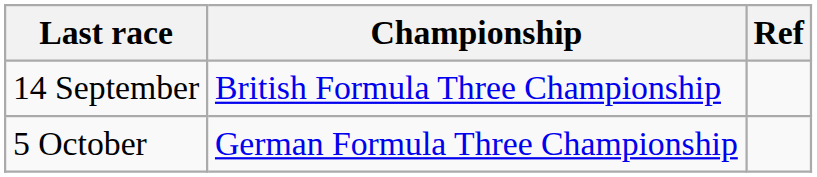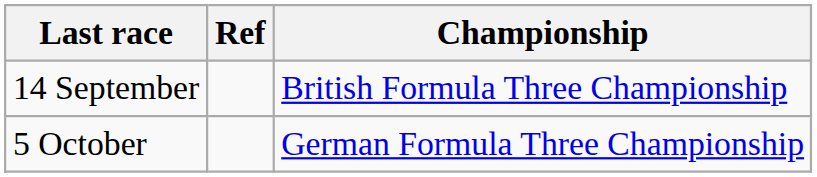columns swapped: (476, 32) <-> (779, 32)
